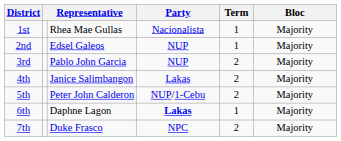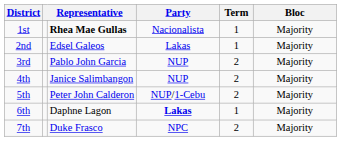(86, 29) normal -> (88, 29) bold
(178, 45) NUP -> (178, 45) Lakas
(178, 78) Lakas -> (178, 78) NUP
